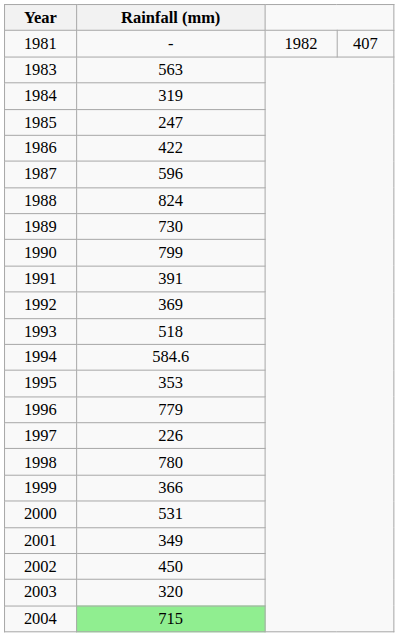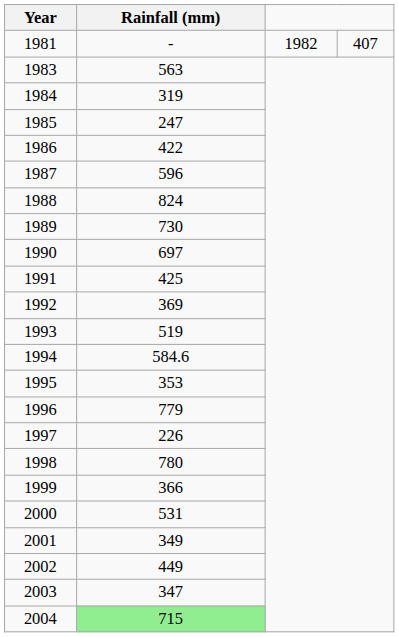(171, 252) 799 -> (171, 252) 697
(171, 278) 391 -> (171, 278) 425
(171, 331) 518 -> (171, 331) 519
(171, 566) 450 -> (171, 566) 449
(171, 592) 320 -> (171, 592) 347
